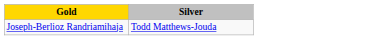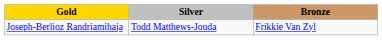+ column: (315, 12)
